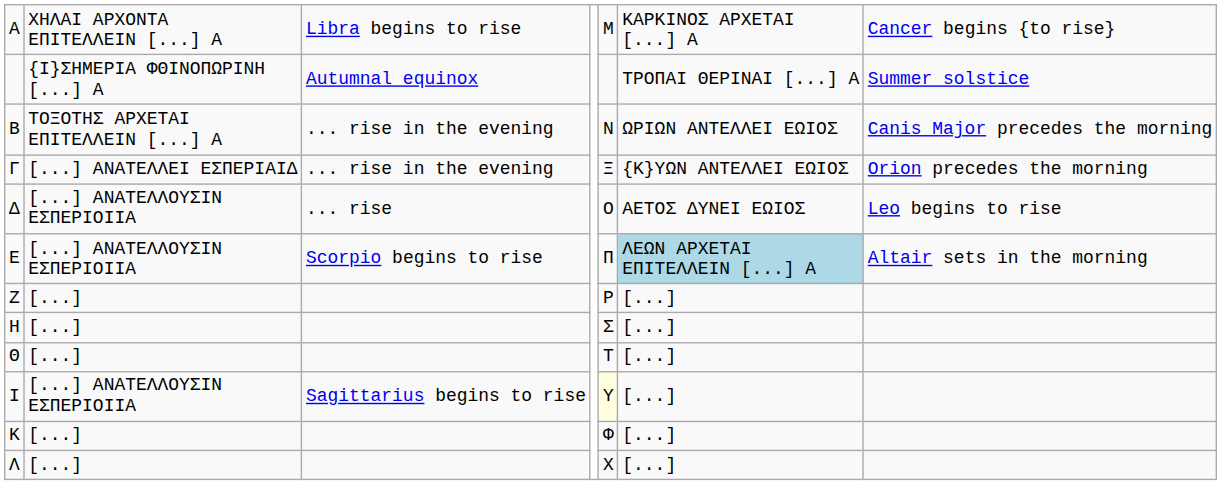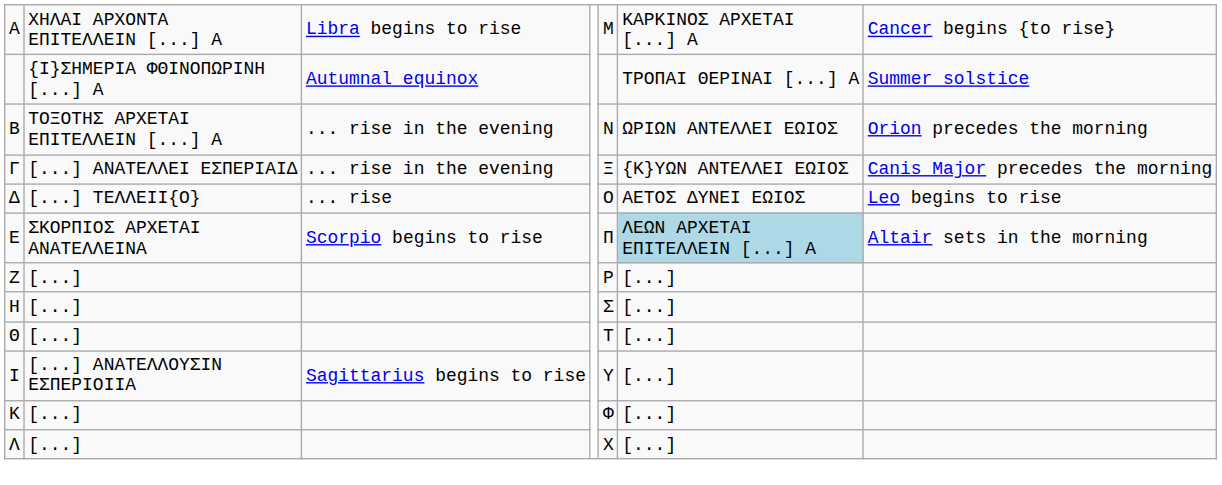(1040, 130) Canis Major precedes the morning -> (1008, 130) Orion precedes the morning
(1008, 169) Orion precedes the morning -> (1040, 169) Canis Major precedes the morning
(125, 209) [...] ΑΝΑΤΕΛΛΟΥΣΙΝ ΕΣΠΕΡΙΟΙΙΑ -> (114, 198) [...] ΤΕΛΛΕΙΙ{Ο}
(125, 259) [...] ΑΝΑΤΕΛΛΟΥΣΙΝ ΕΣΠΕΡΙΟΙΙΑ -> (114, 238) ΣΚΟΡΠΙΟΣ ΑΡΧΕΤΑΙ ΑΝΑΤΕΛΛΕΙΝΑ
(608, 396) lightyellow background -> (608, 376) no background
